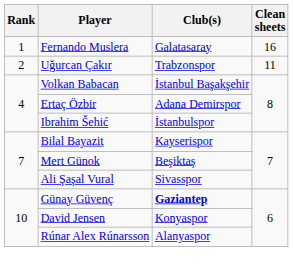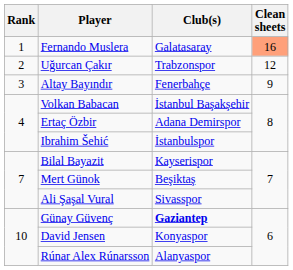(270, 46) no background -> (270, 46) lightsalmon background
(270, 65) 11 -> (270, 65) 12
+ row: (77, 84)
